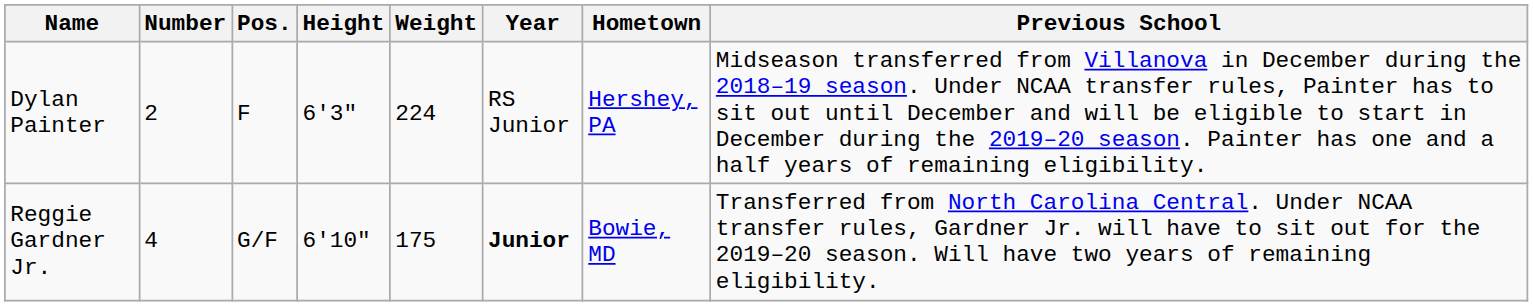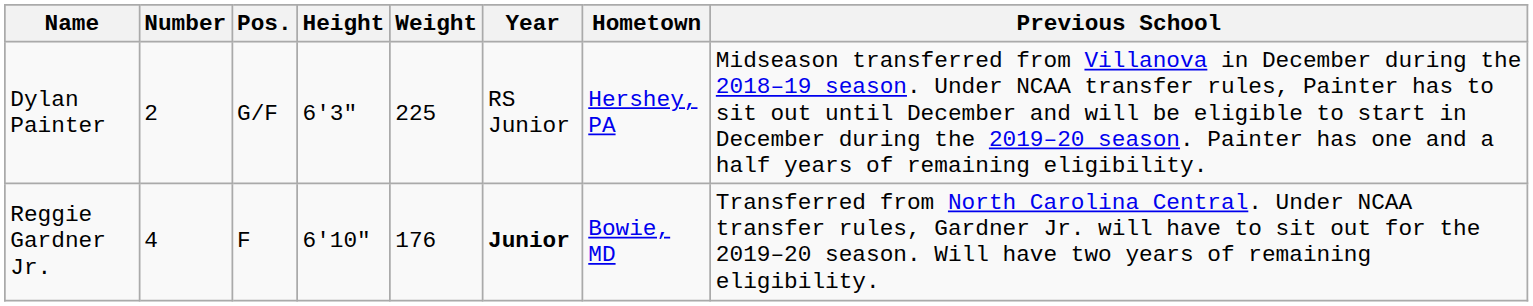(244, 113) F -> (258, 113) G/F
(416, 113) 224 -> (416, 113) 225
(258, 242) G/F -> (244, 242) F
(416, 242) 175 -> (416, 242) 176
